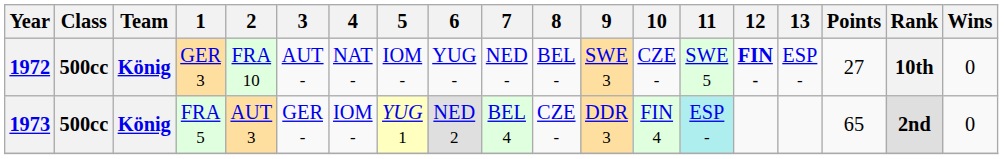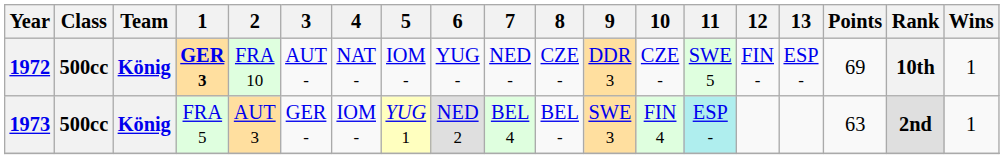(201, 67) normal -> (202, 67) bold
(556, 67) BEL - -> (560, 67) CZE -
(606, 67) SWE 3 -> (610, 67) DDR 3
(755, 67) bold -> (758, 67) normal
(854, 67) 27 -> (855, 67) 69
(970, 67) 0 -> (971, 67) 1
(556, 124) CZE - -> (560, 124) BEL -
(606, 124) DDR 3 -> (610, 124) SWE 3
(854, 124) 65 -> (855, 124) 63
(970, 124) 0 -> (971, 124) 1
